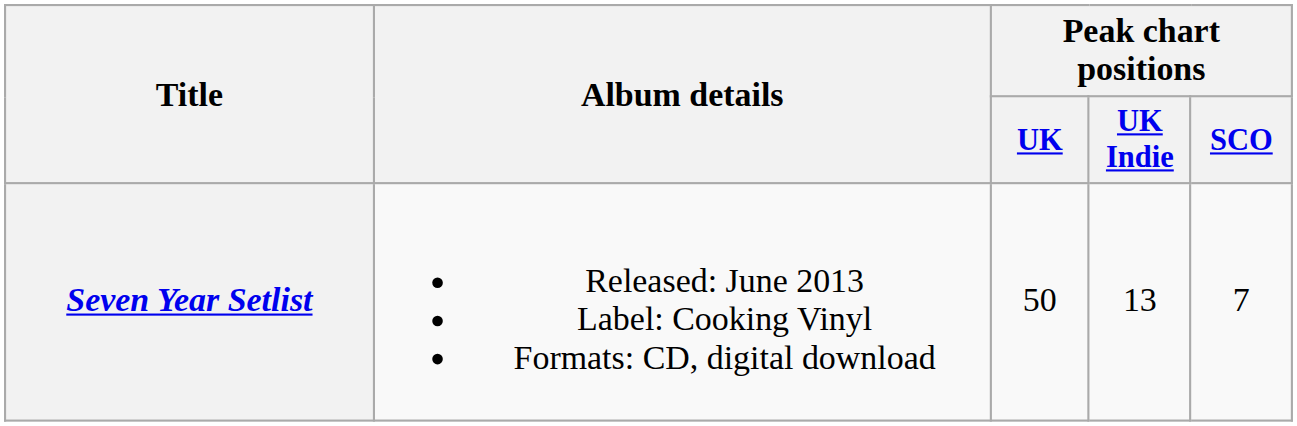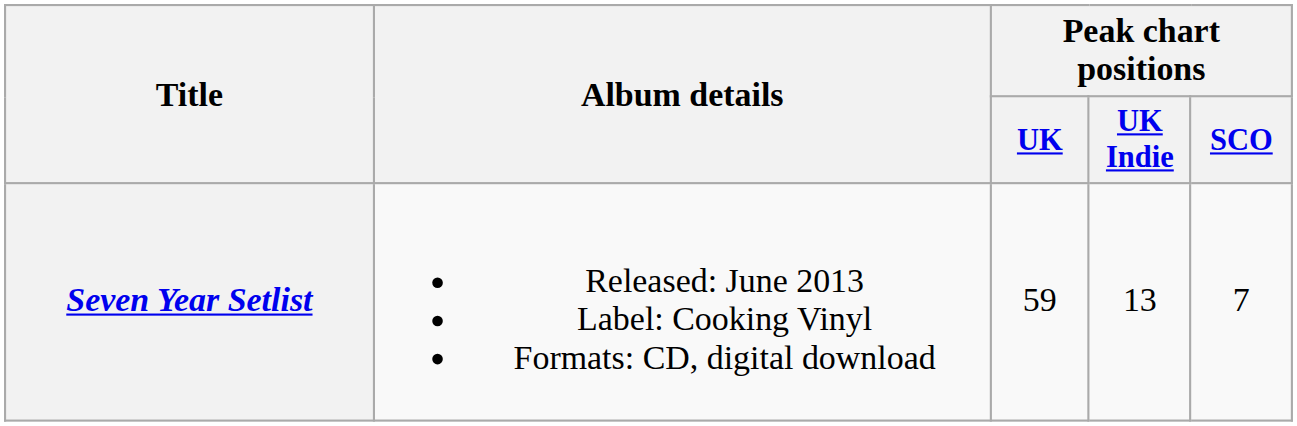(1040, 300) 50 -> (1040, 300) 59
